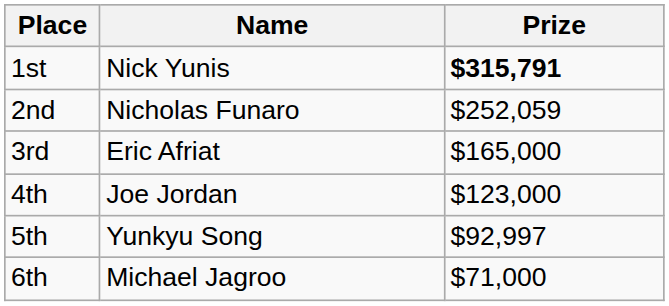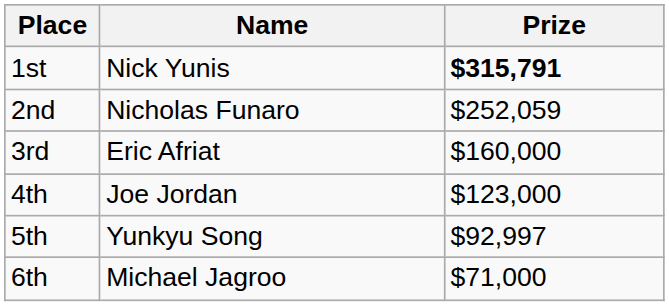(506, 151) $165,000 -> (506, 151) $160,000
